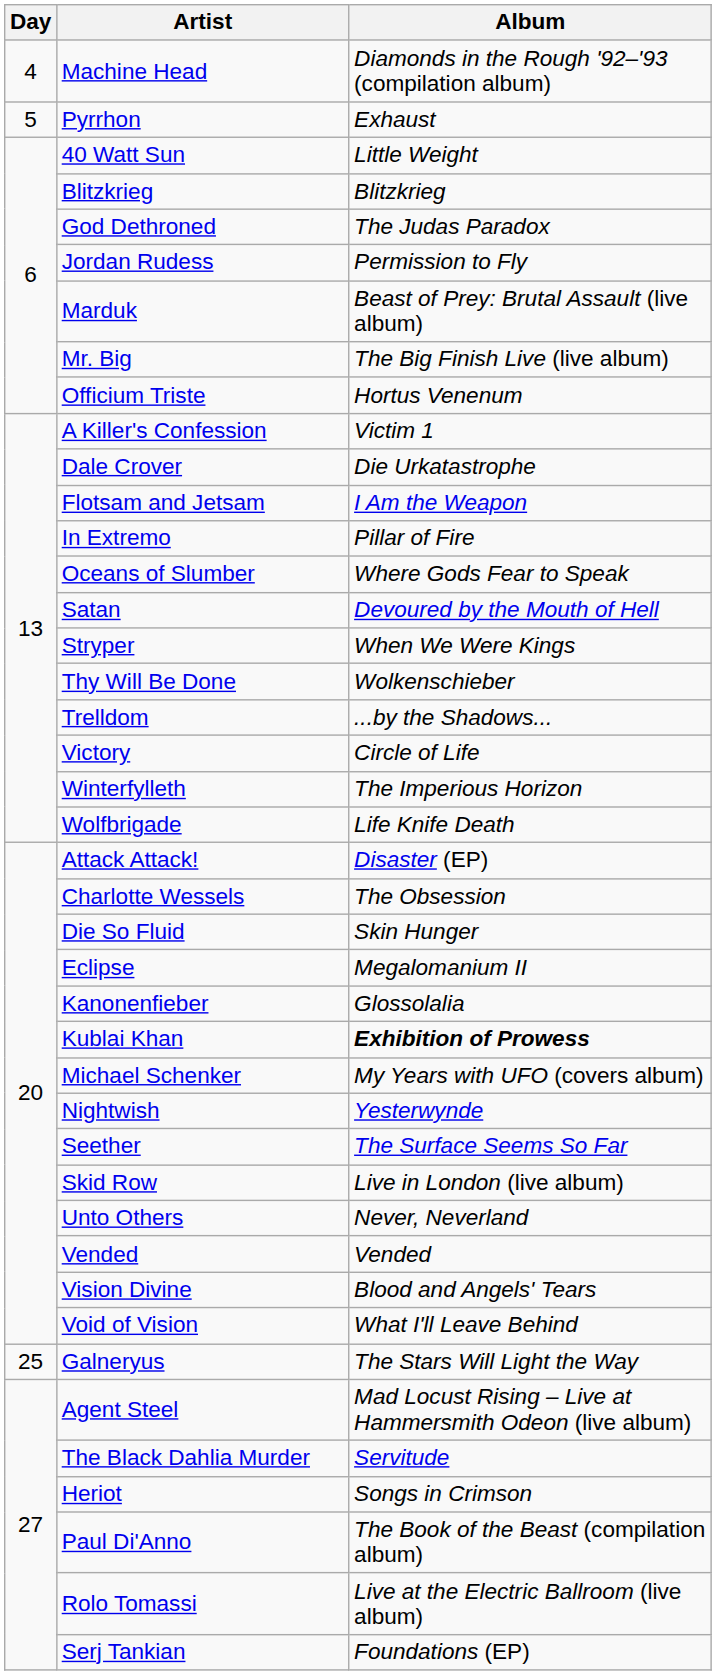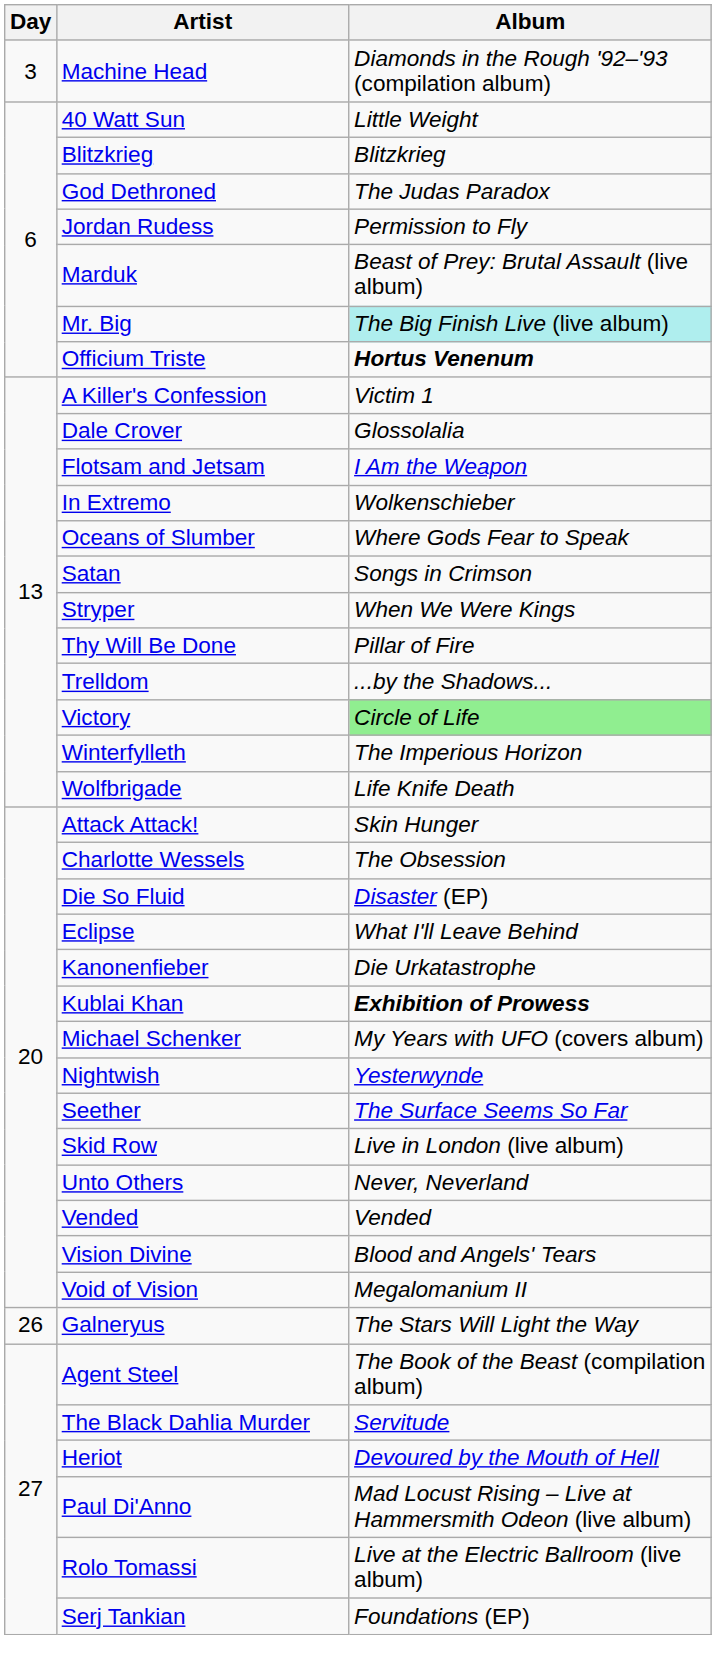(31, 70) 4 -> (31, 70) 3
- row: (101, 119)
(511, 359) no background -> (511, 323) paleturquoise background
(438, 395) normal -> (444, 359) bold
(445, 466) Die Urkatastrophe -> (409, 430) Glossolalia
(414, 538) Pillar of Fire -> (434, 502) Wolkenschieber
(506, 609) Devoured by the Mouth of Hell -> (443, 574) Songs in Crimson
(434, 681) Wolkenschieber -> (414, 645) Pillar of Fire
(417, 752) no background -> (417, 717) lightgreen background
(421, 860) Disaster (EP) -> (416, 824) Skin Hunger
(416, 931) Skin Hunger -> (421, 896) Disaster (EP)
(441, 967) Megalomanium II -> (466, 931) What I'll Leave Behind
(409, 1003) Glossolalia -> (445, 967) Die Urkatastrophe
(466, 1325) What I'll Leave Behind -> (441, 1289) Megalomanium II
(31, 1361) 25 -> (31, 1325) 26
(523, 1409) Mad Locust Rising – Live at Hammersmith Odeon (live album) -> (530, 1373) The Book of the Beast (compilation album)
(443, 1493) Songs in Crimson -> (506, 1458) Devoured by the Mouth of Hell
(530, 1542) The Book of the Beast (compilation album) -> (523, 1506) Mad Locust Rising – Live at Hammersmith Odeon (live album)
